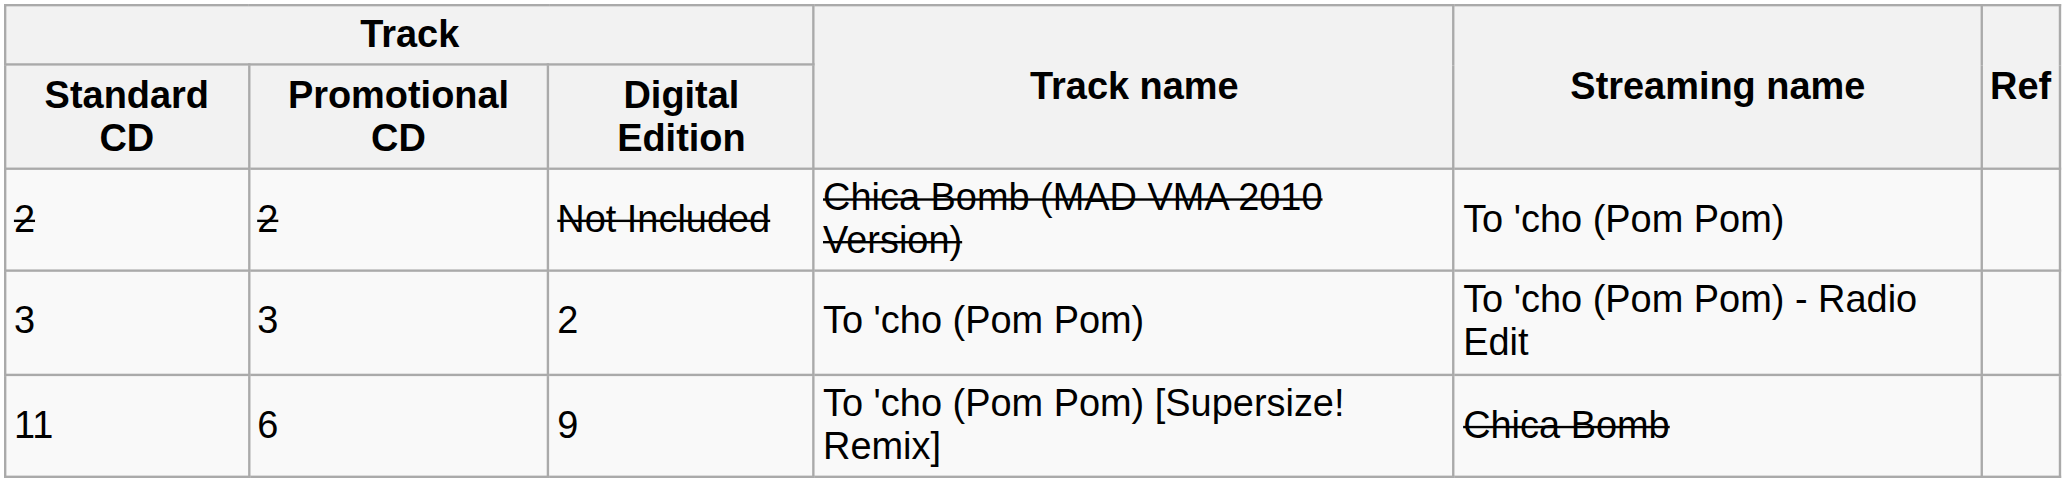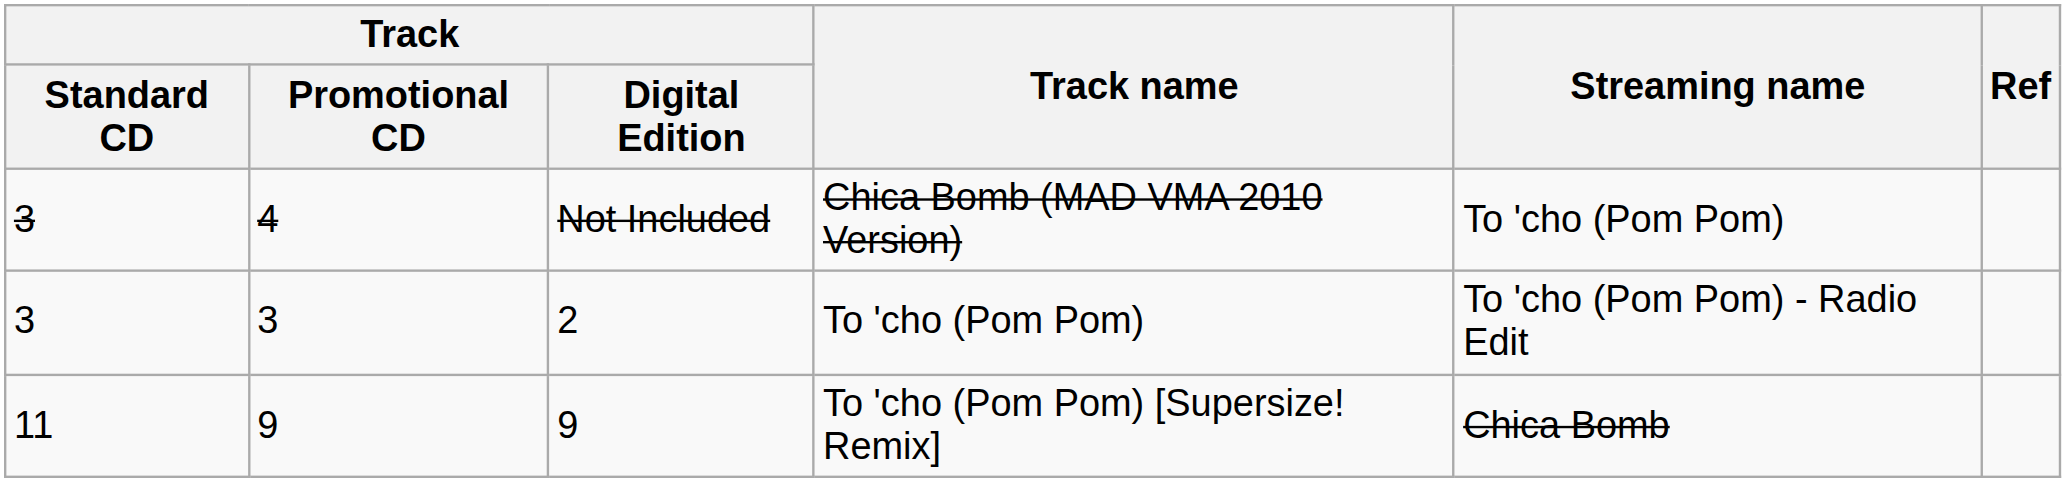(24, 218) 2 -> (24, 218) 3
(268, 218) 2 -> (268, 218) 4
(268, 424) 6 -> (268, 424) 9
